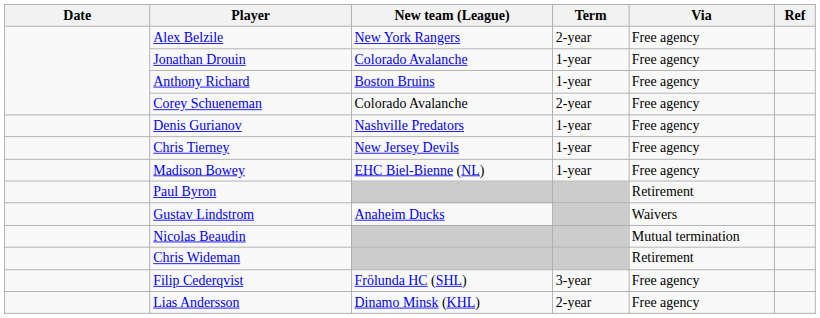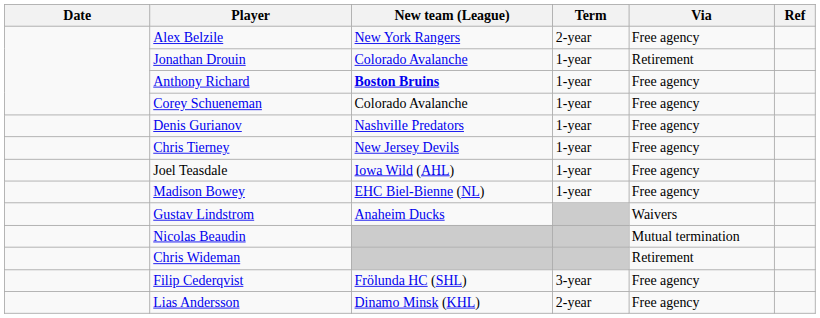(666, 59) Free agency -> (663, 59) Retirement
(395, 81) normal -> (397, 81) bold
(574, 103) 2-year -> (574, 103) 1-year
+ row: (190, 170)
- row: (185, 192)
